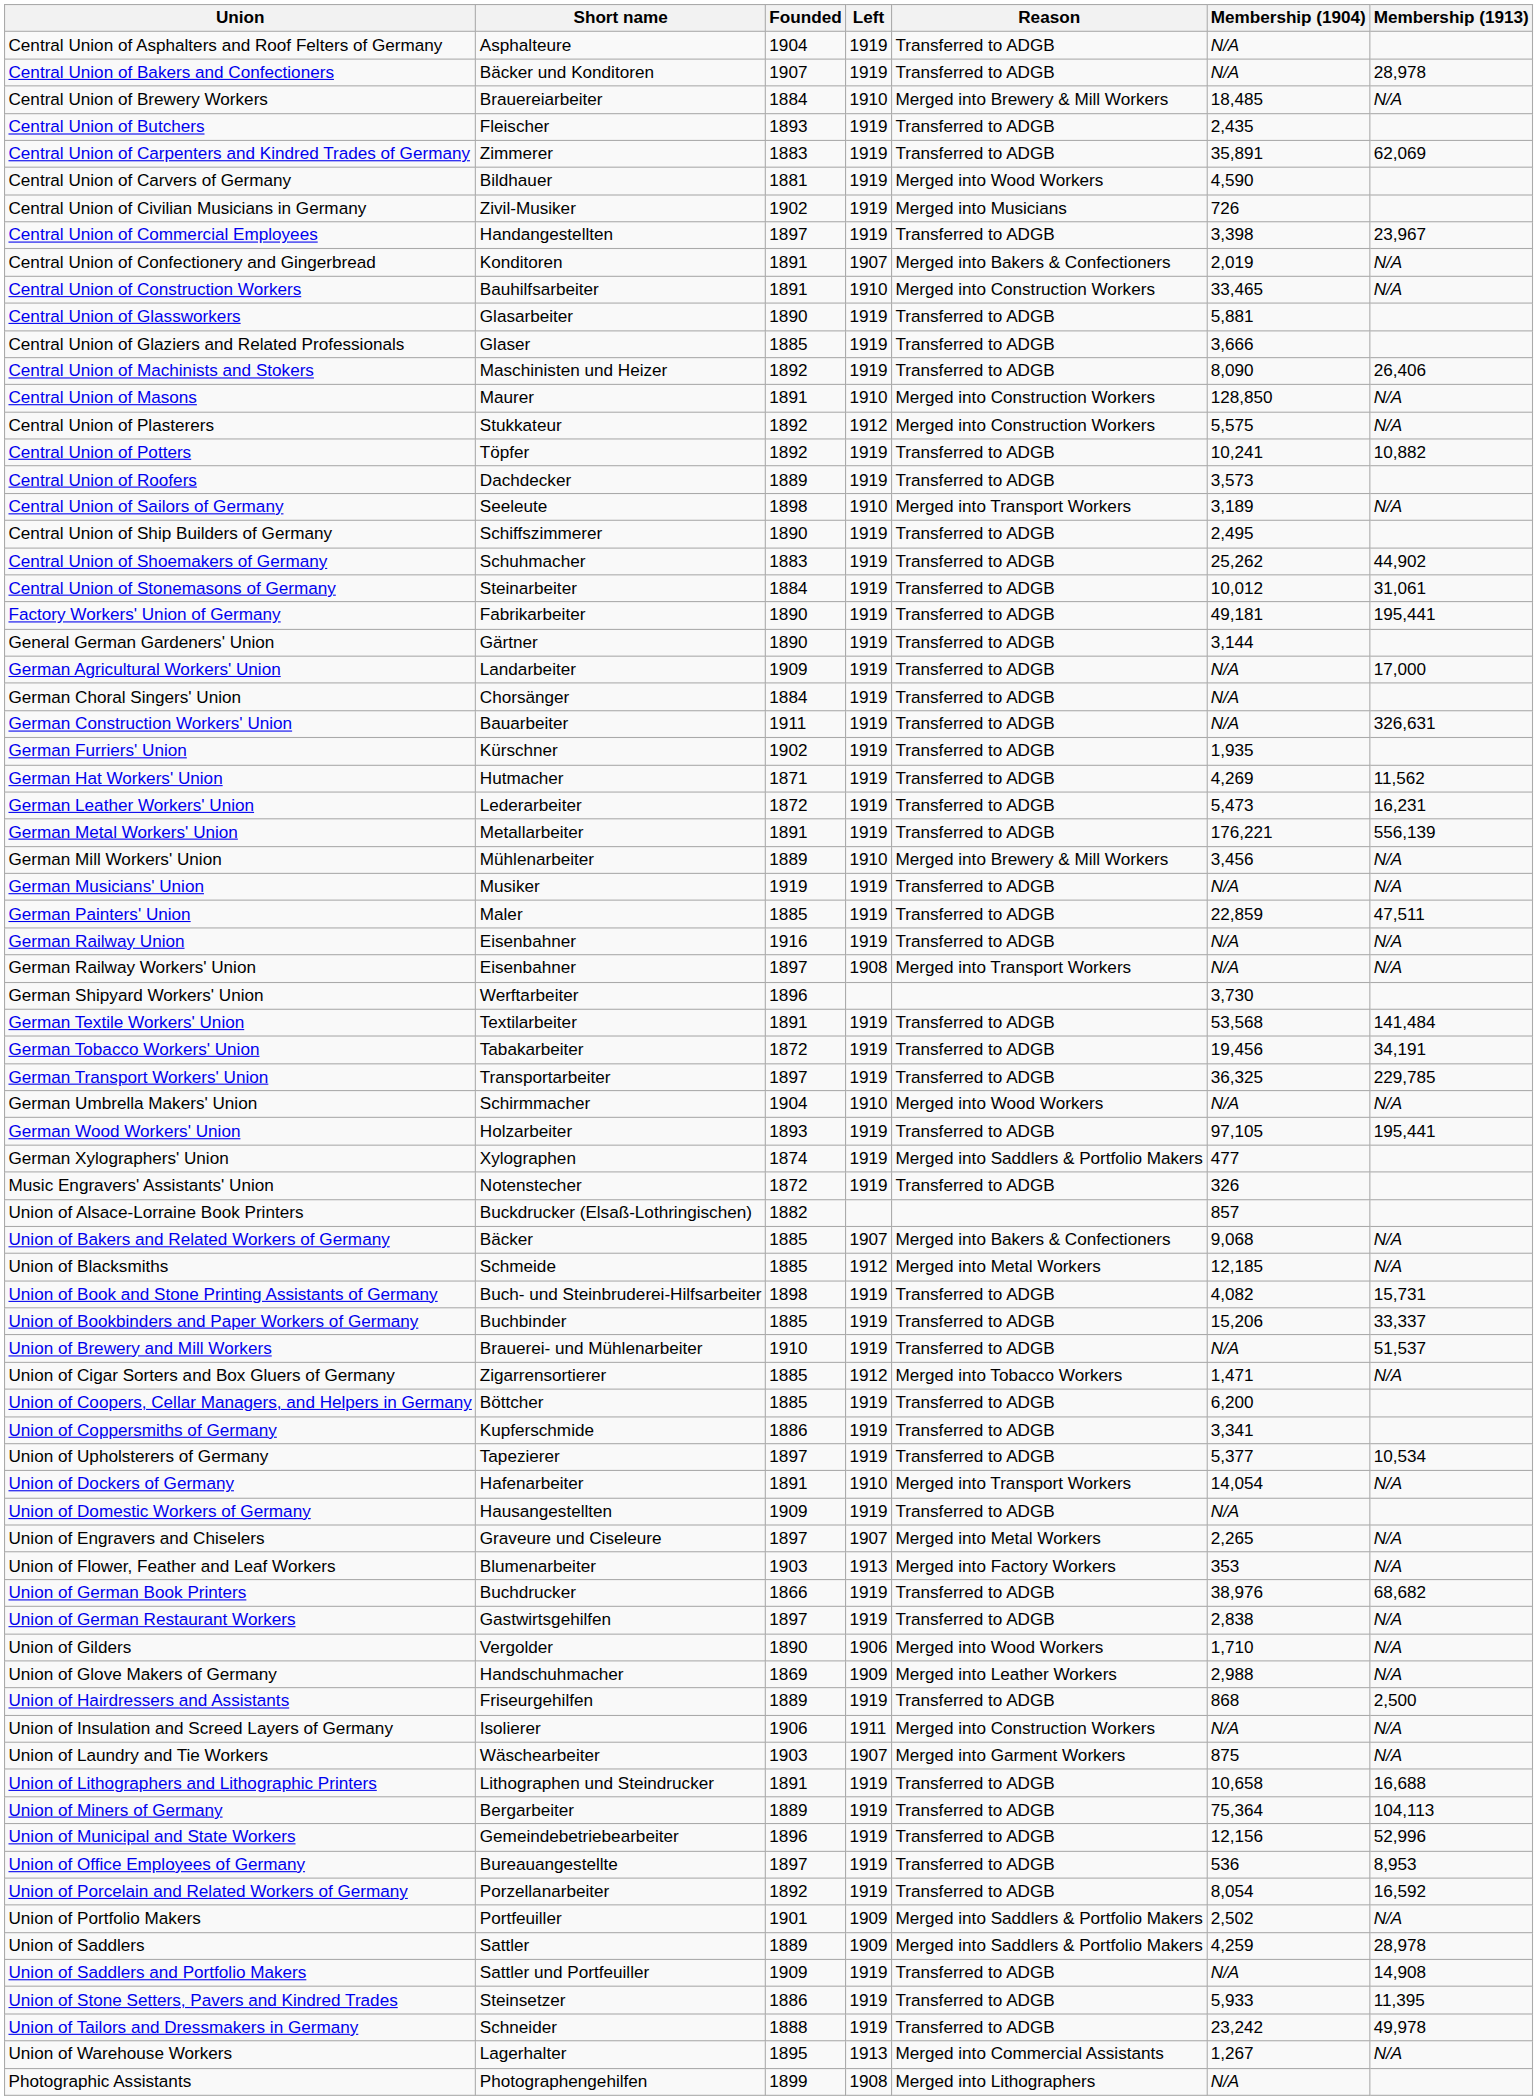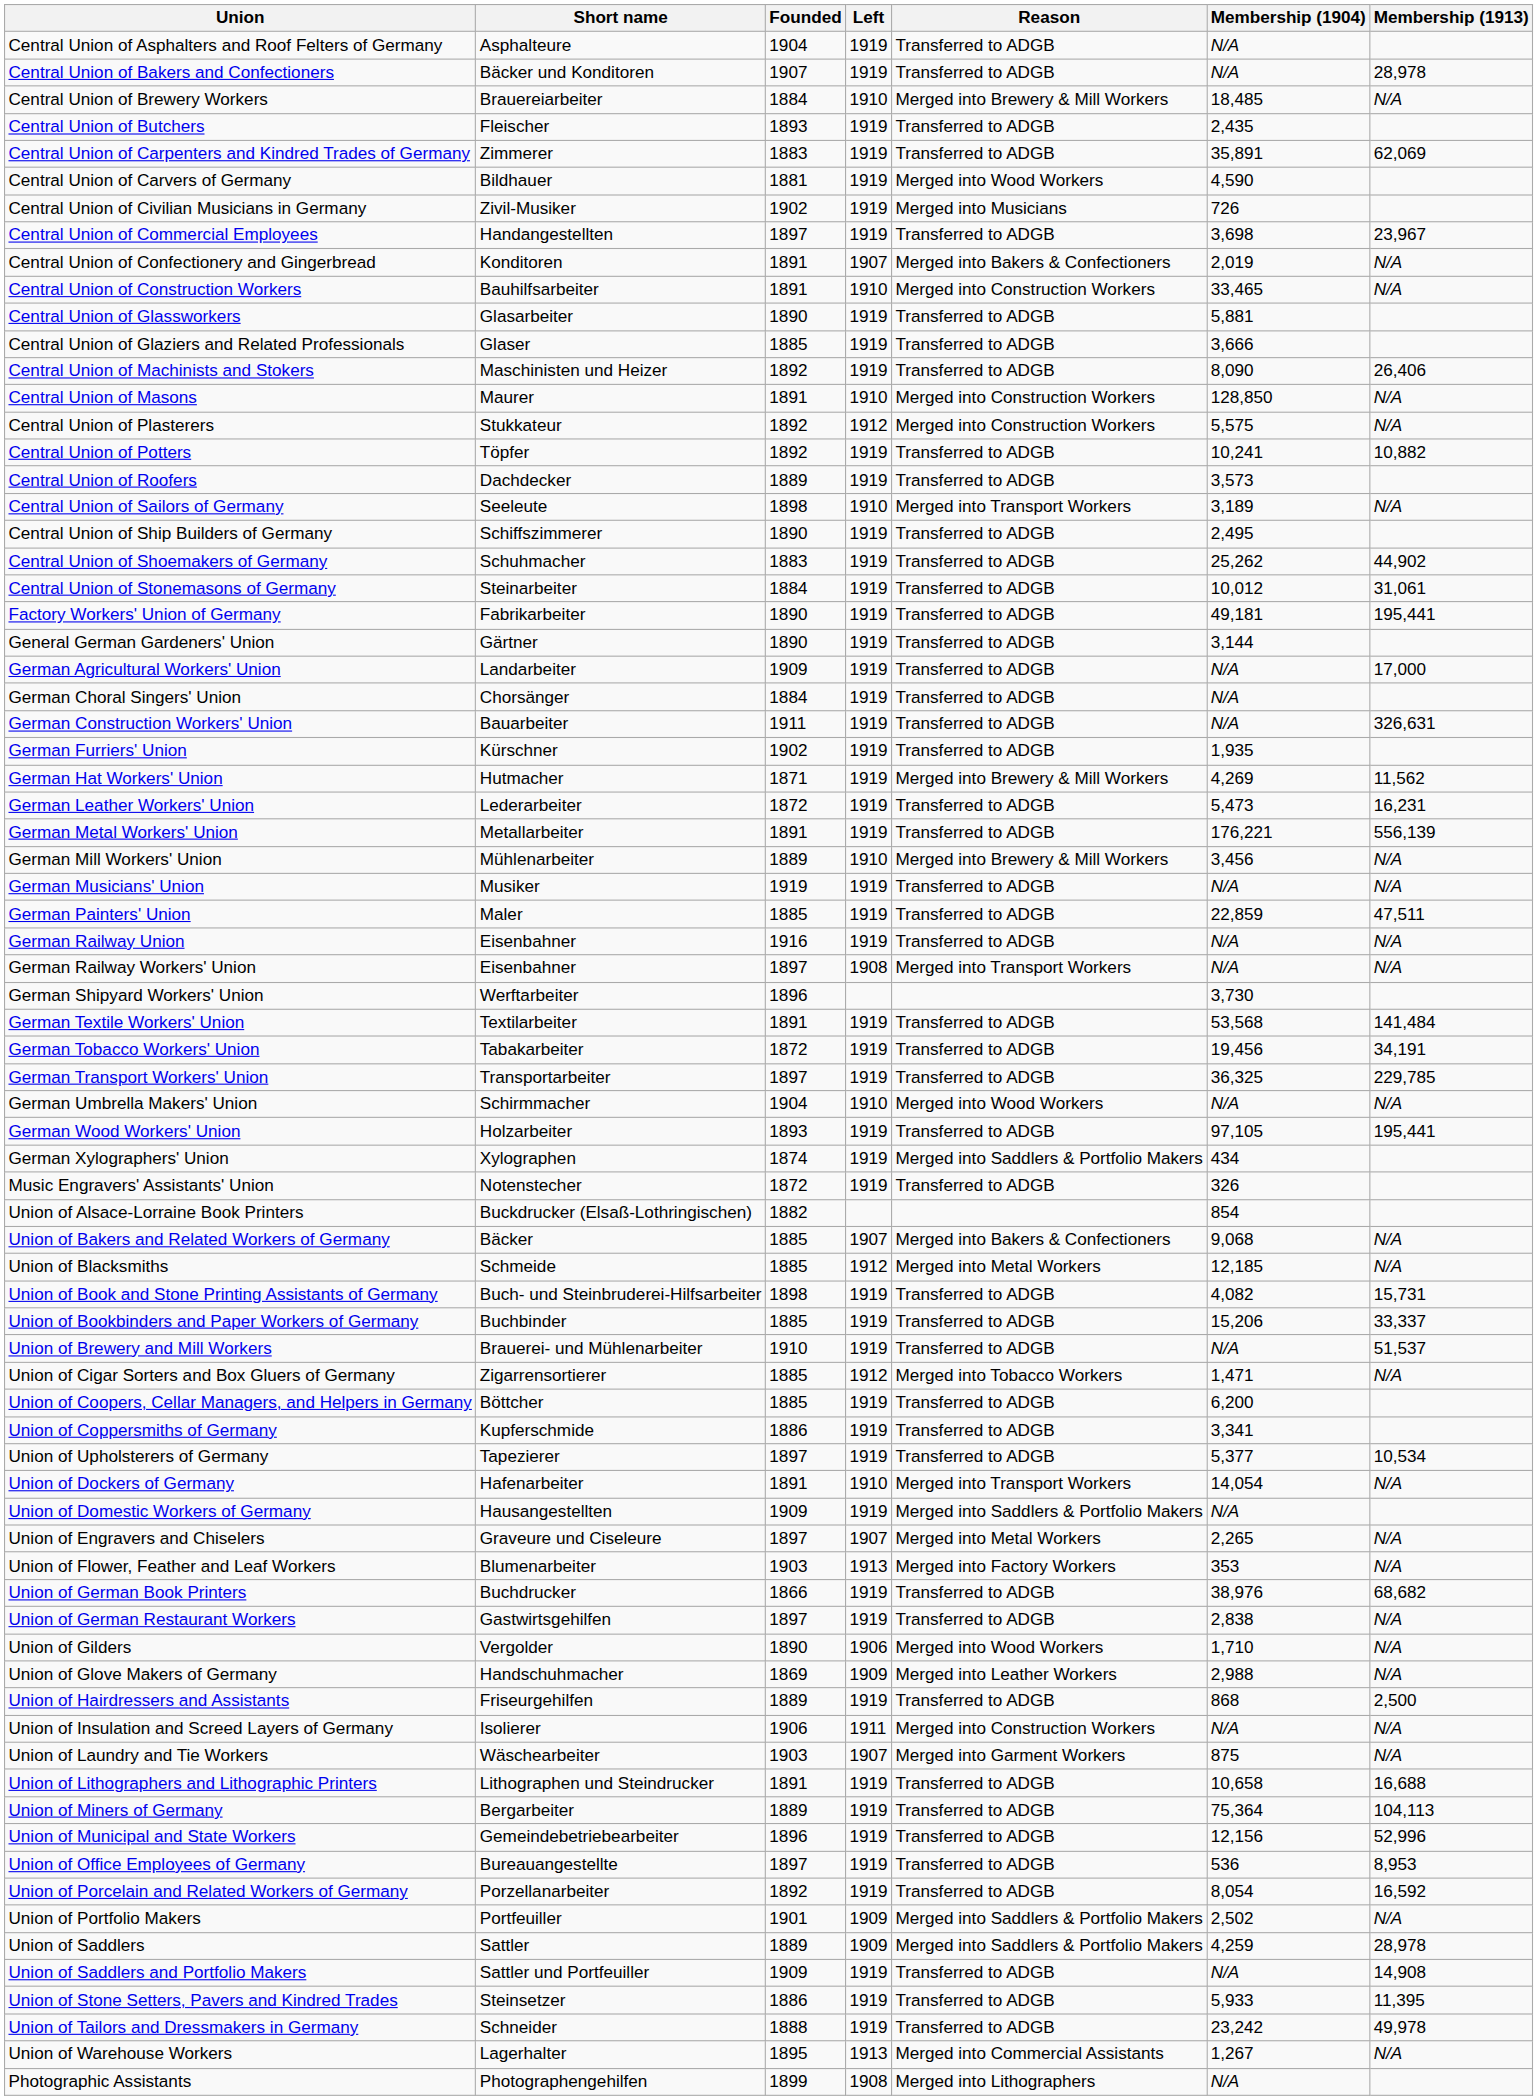(1232, 235) 3,398 -> (1232, 235) 3,698
(975, 778) Transferred to ADGB -> (1032, 778) Merged into Brewery & Mill Workers
(1225, 1158) 477 -> (1225, 1158) 434
(1225, 1212) 857 -> (1225, 1212) 854
(975, 1511) Transferred to ADGB -> (1049, 1511) Merged into Saddlers & Portfolio Makers
